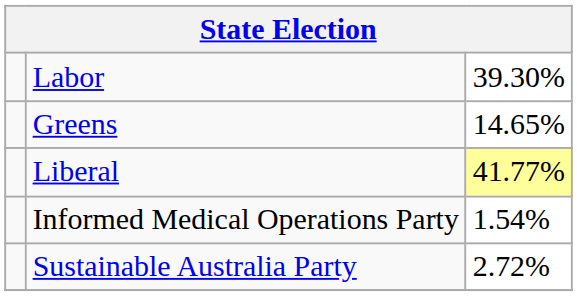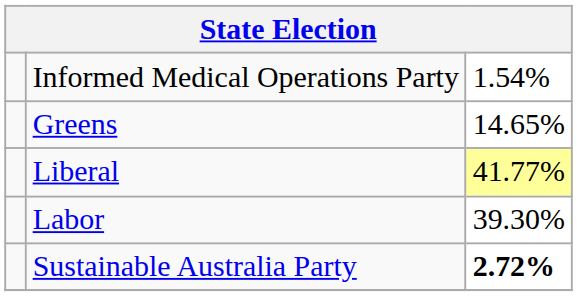rows swapped: (68, 76) <-> (246, 218)
(511, 266) normal -> (514, 266) bold
